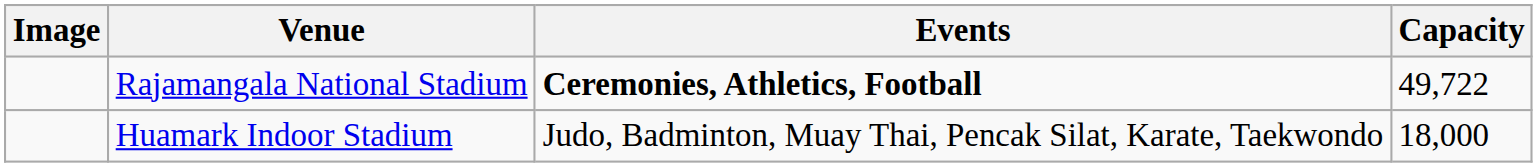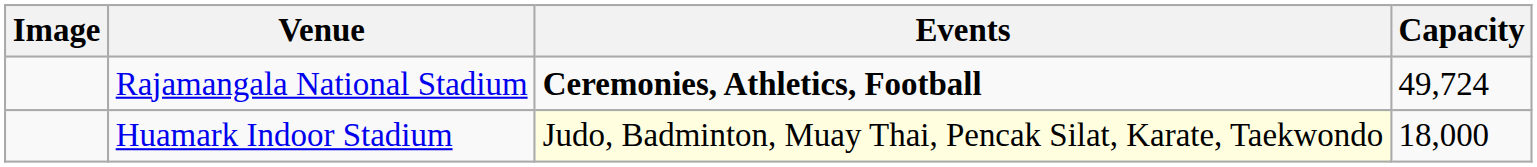(1444, 82) 49,722 -> (1444, 82) 49,724
(963, 135) no background -> (963, 135) lightyellow background
